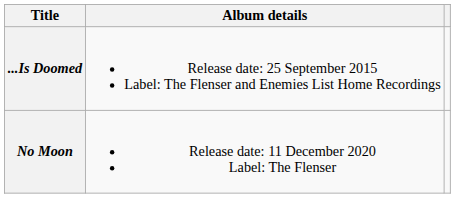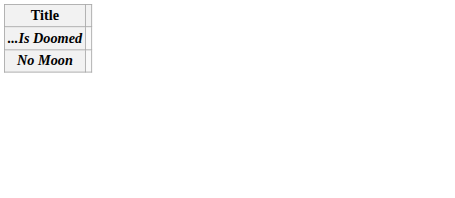- column: (265, 15)
